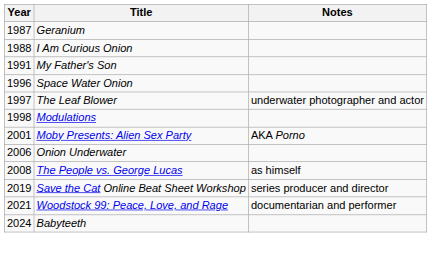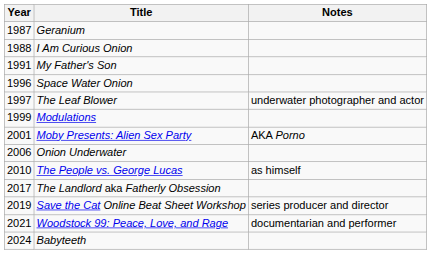(19, 118) 1998 -> (19, 118) 1999
(19, 170) 2008 -> (19, 170) 2010
+ row: (129, 188)
